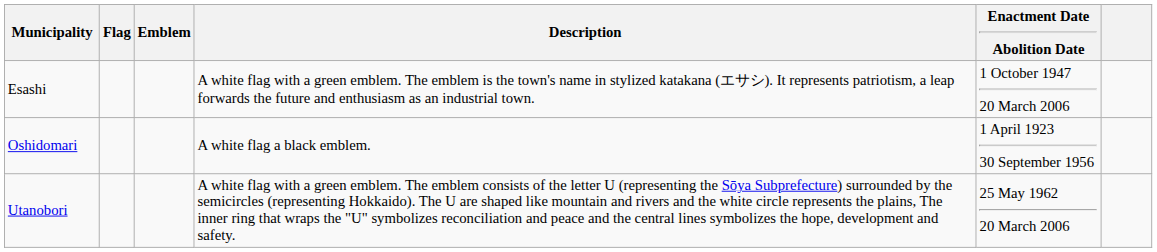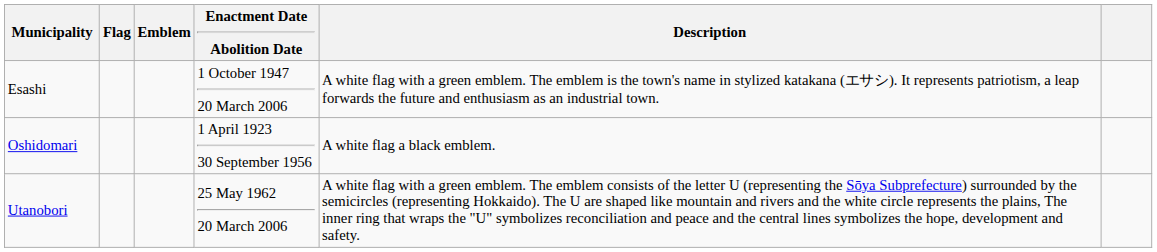columns swapped: (1038, 32) <-> (585, 32)
